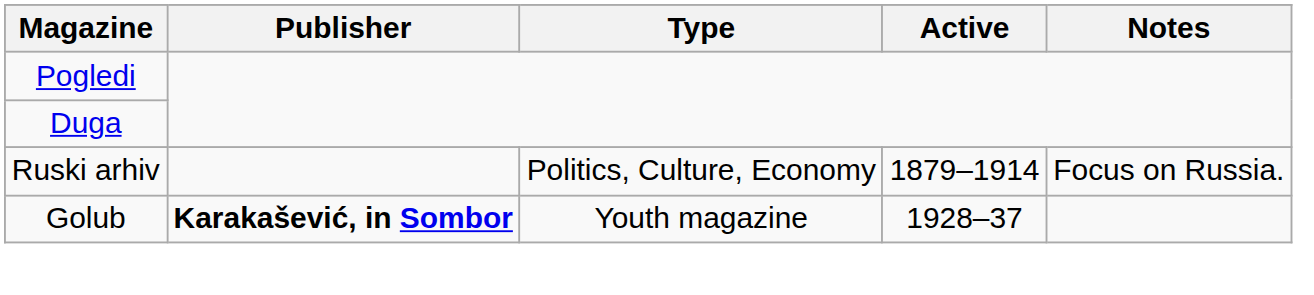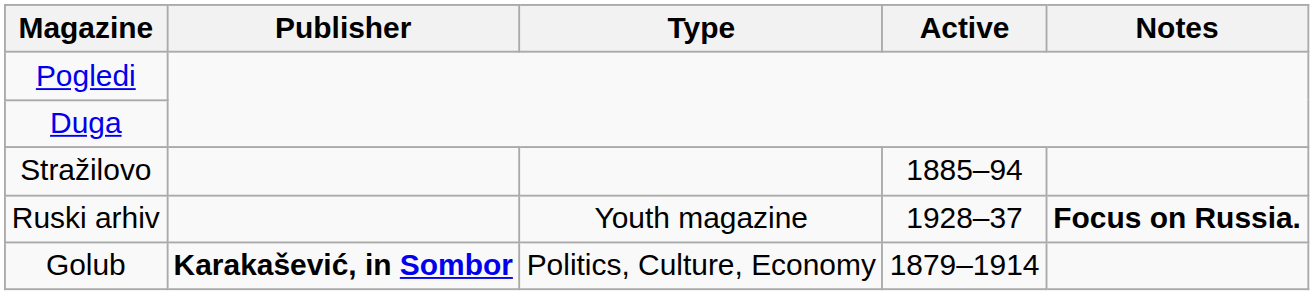+ row: (86, 170)
(701, 170) Politics, Culture, Economy -> (701, 218) Youth magazine
(965, 170) 1879–1914 -> (965, 218) 1928–37
(1169, 170) normal -> (1177, 218) bold
(701, 218) Youth magazine -> (701, 265) Politics, Culture, Economy
(965, 218) 1928–37 -> (965, 265) 1879–1914
